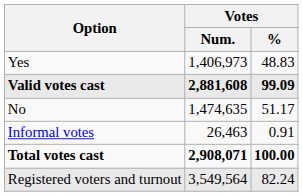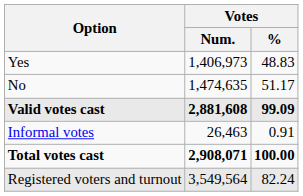rows swapped: (17, 109) <-> (56, 86)
